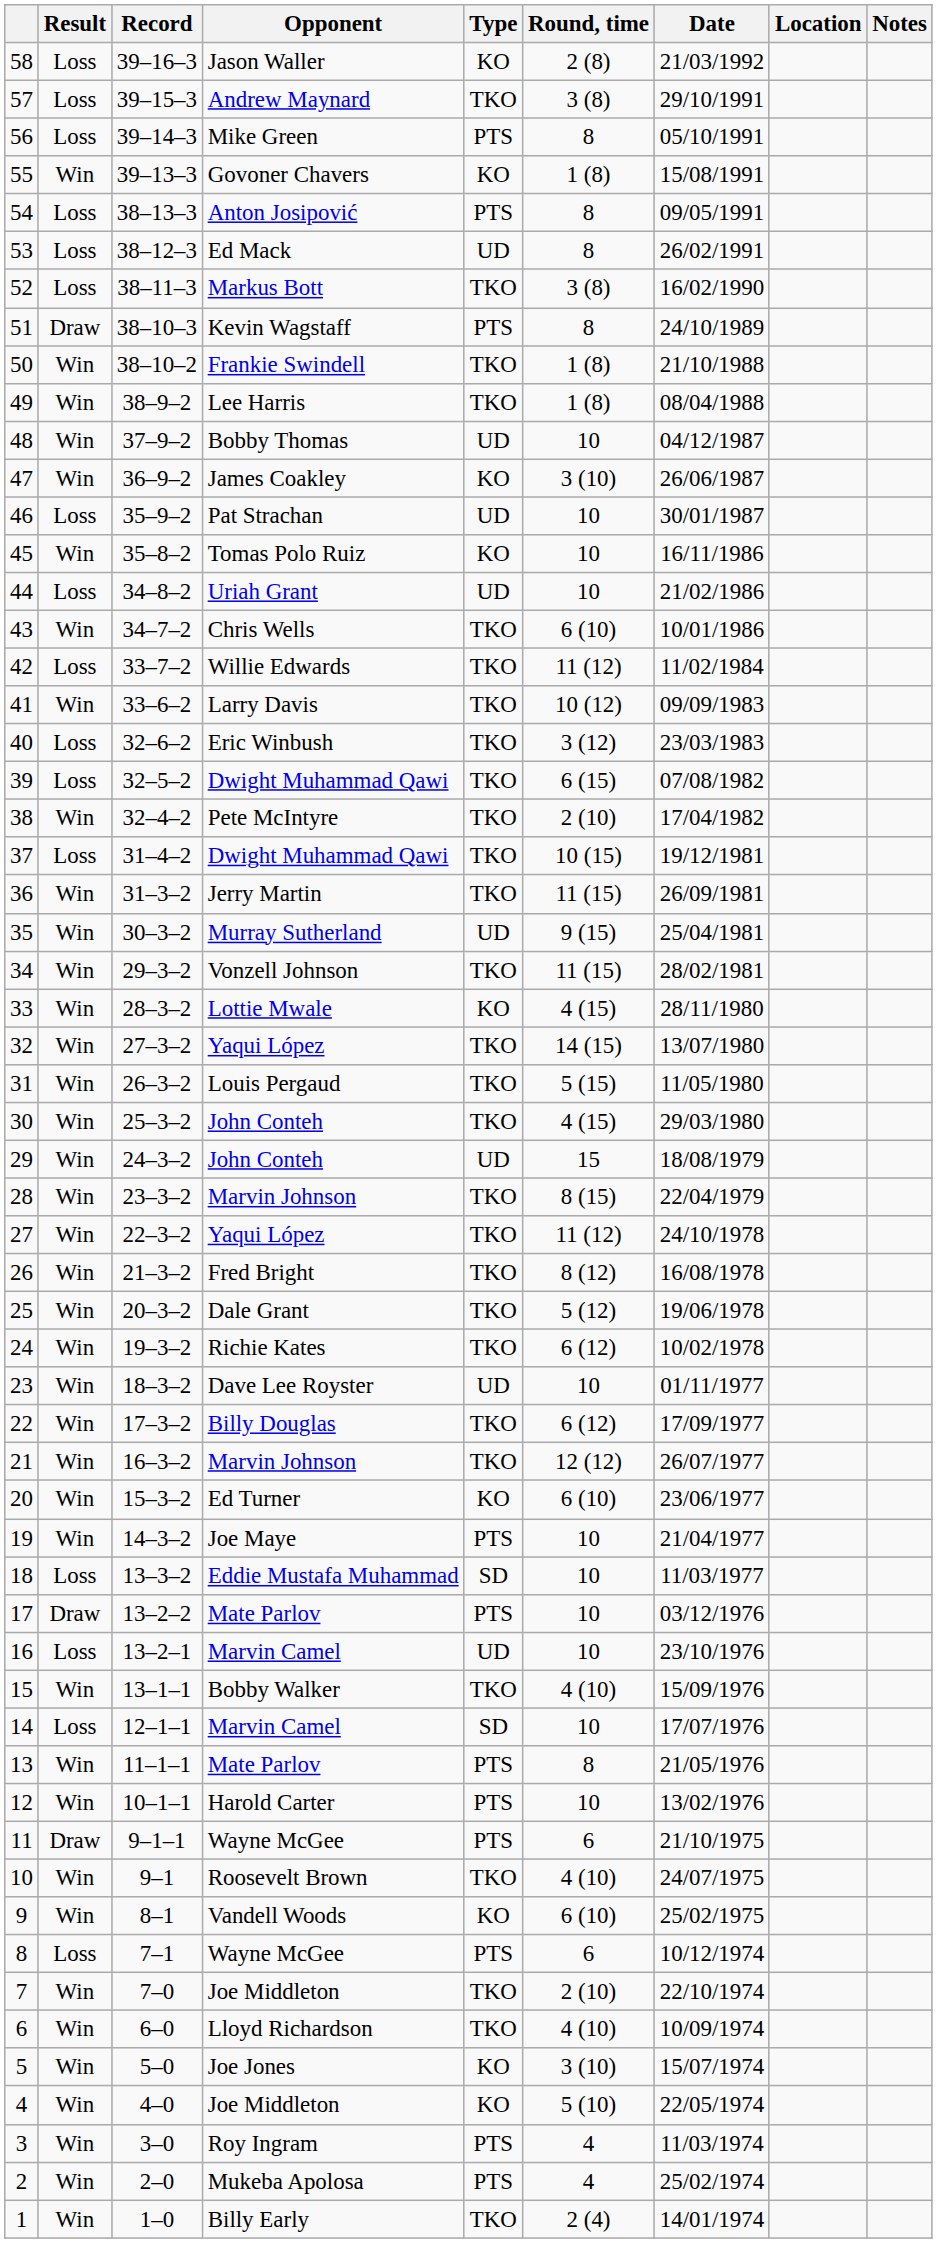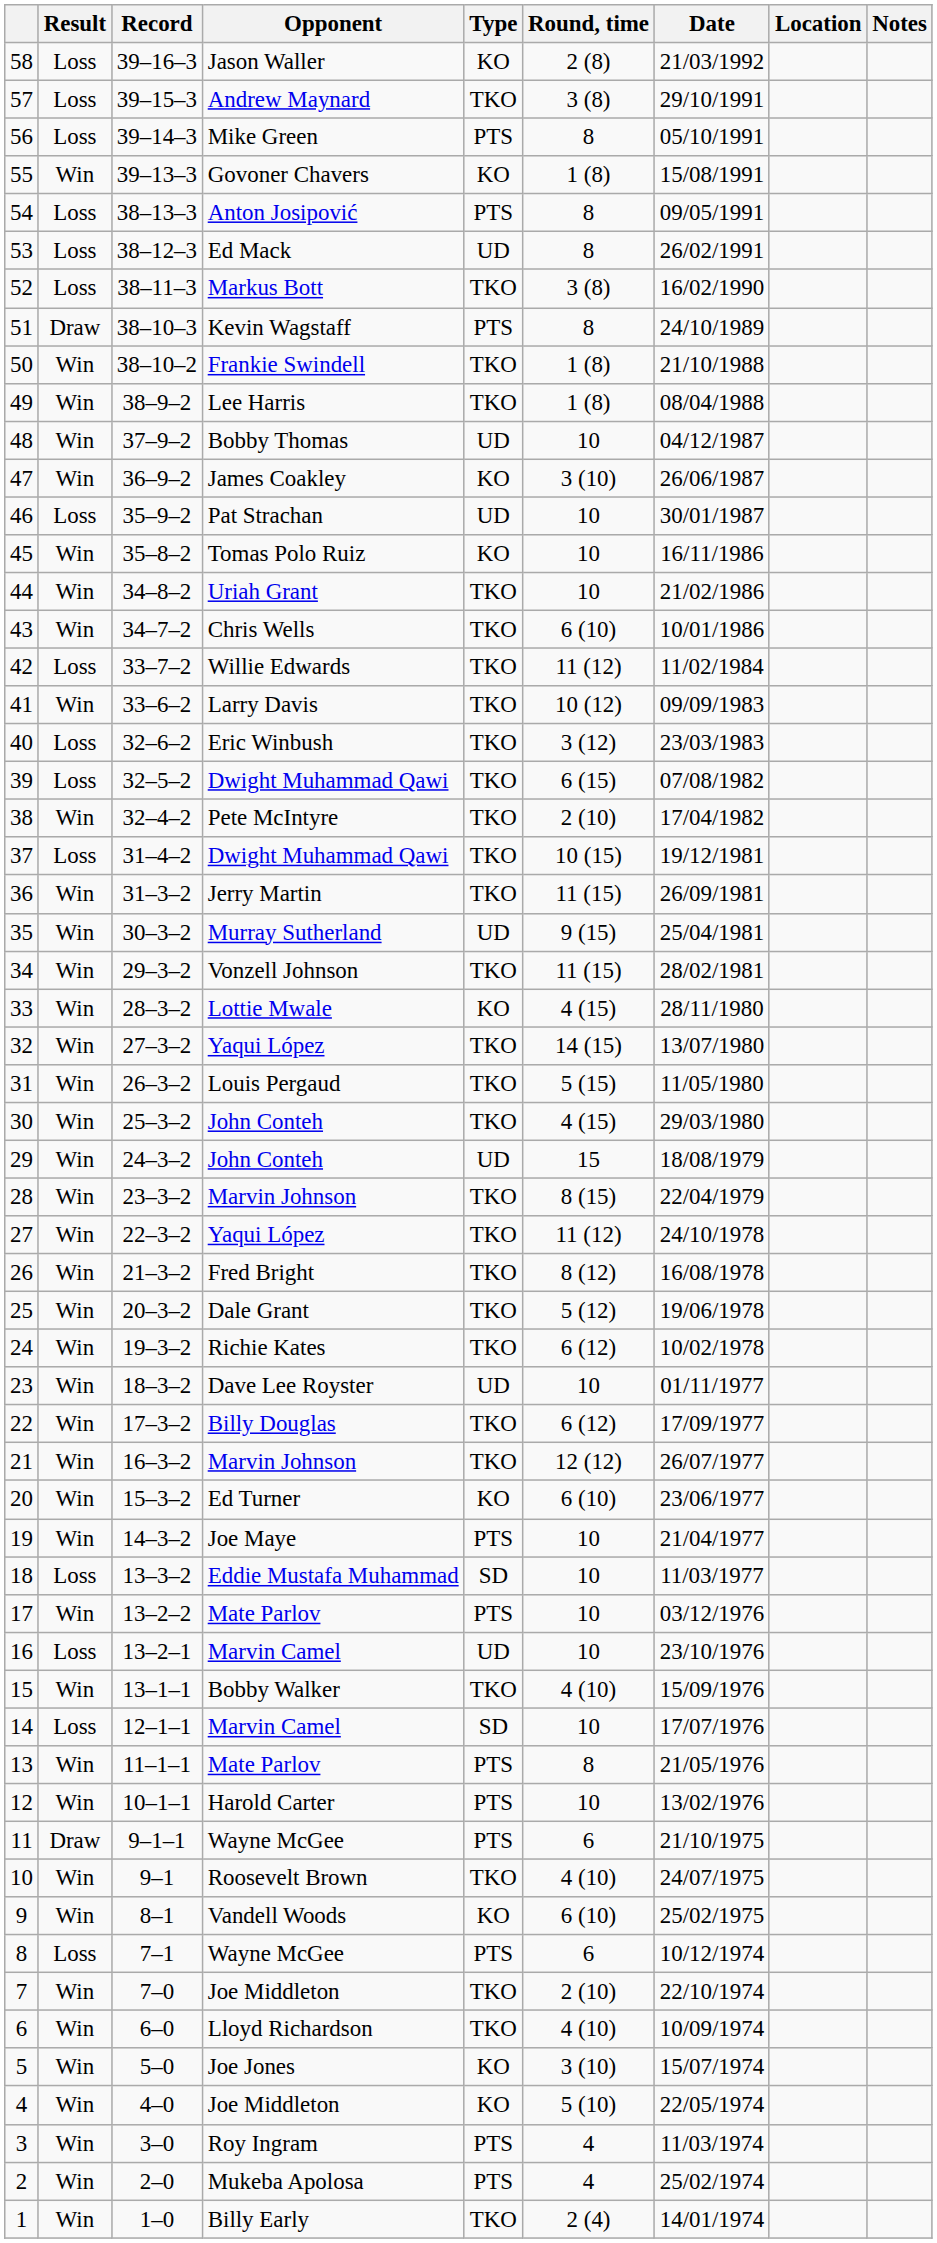(75, 591) Loss -> (75, 591) Win
(493, 591) UD -> (493, 591) TKO
(75, 1613) Draw -> (75, 1613) Win
